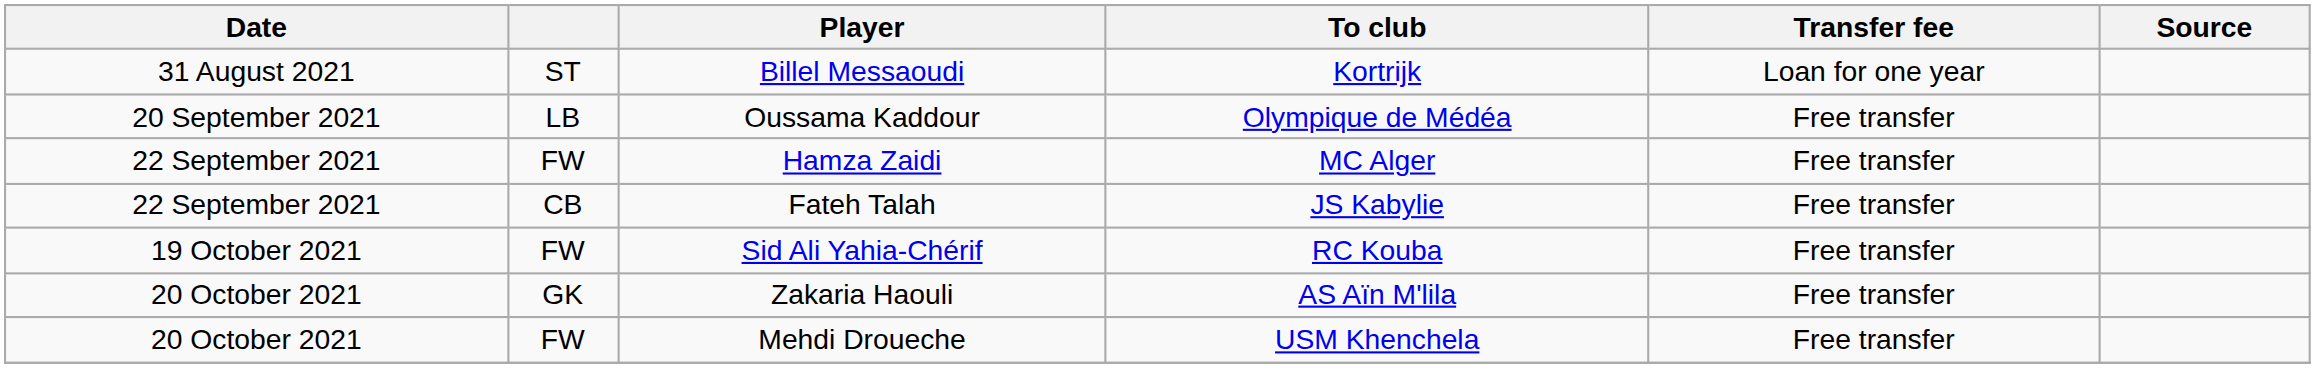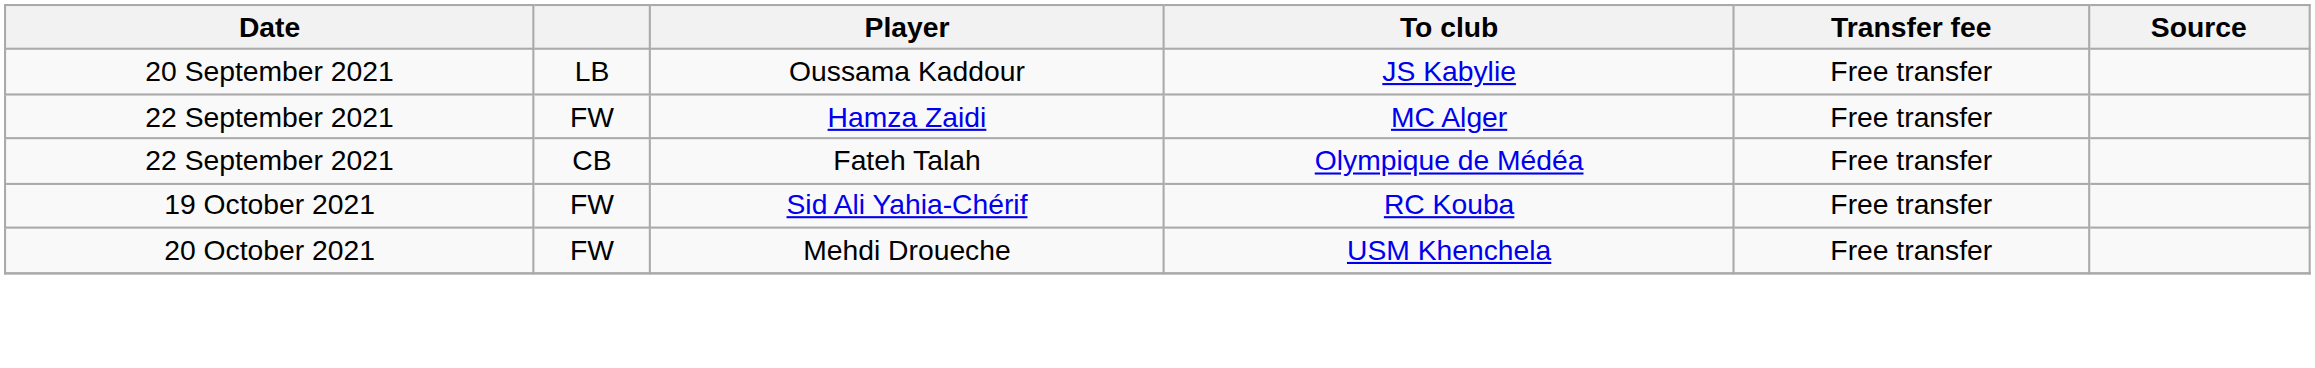- row: (862, 72)
(1377, 116) Olympique de Médéa -> (1449, 72) JS Kabylie
(1377, 205) JS Kabylie -> (1449, 161) Olympique de Médéa
- row: (862, 294)
